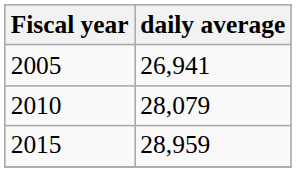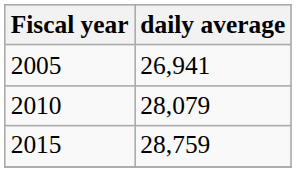(175, 145) 28,959 -> (175, 145) 28,759
